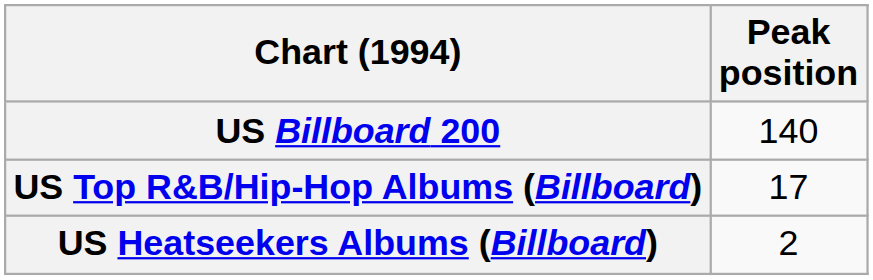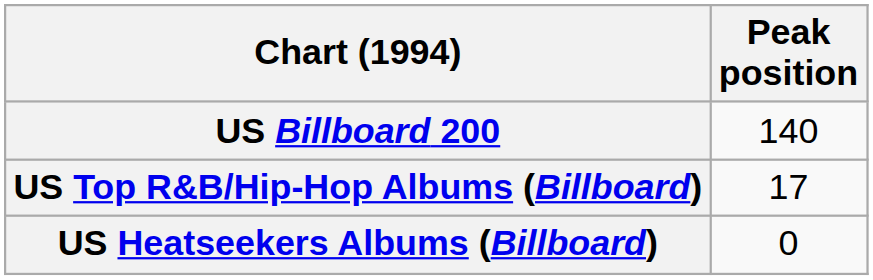(788, 243) 2 -> (788, 243) 0
